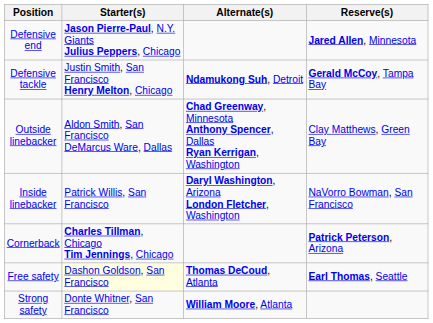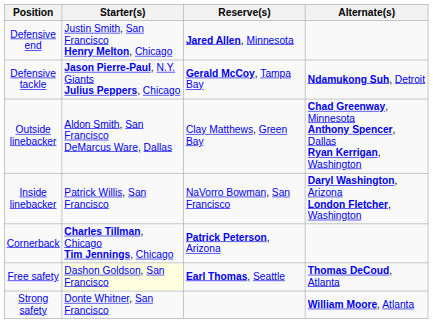columns swapped: (367, 12) <-> (245, 12)
(122, 40) Jason Pierre-Paul, N.Y. Giants Julius Peppers, Chicago -> (118, 40) Justin Smith, San Francisco Henry Melton, Chicago
(118, 79) Justin Smith, San Francisco Henry Melton, Chicago -> (122, 79) Jason Pierre-Paul, N.Y. Giants Julius Peppers, Chicago
